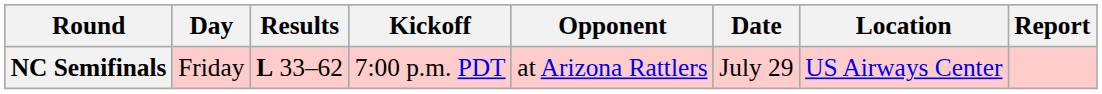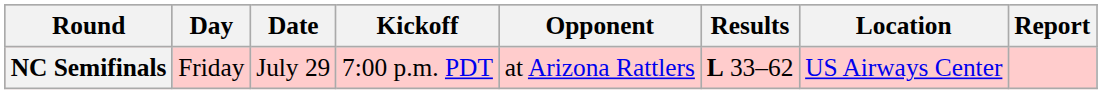columns swapped: (756, 25) <-> (300, 25)
